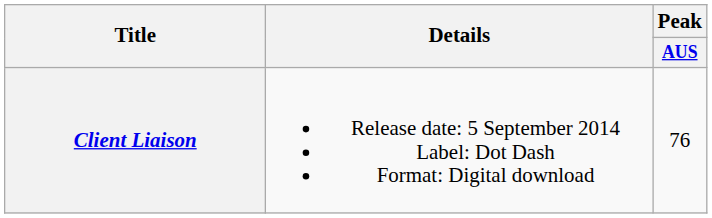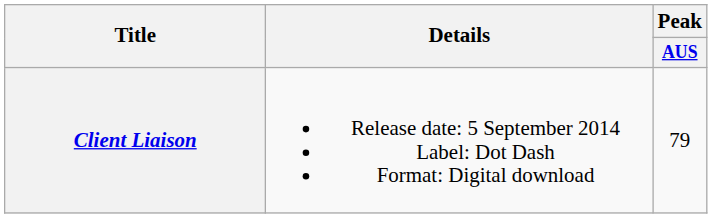(680, 140) 76 -> (680, 140) 79
